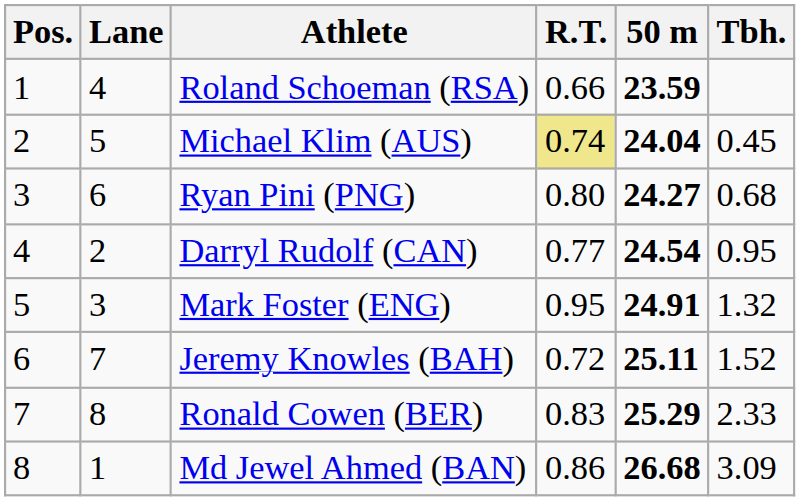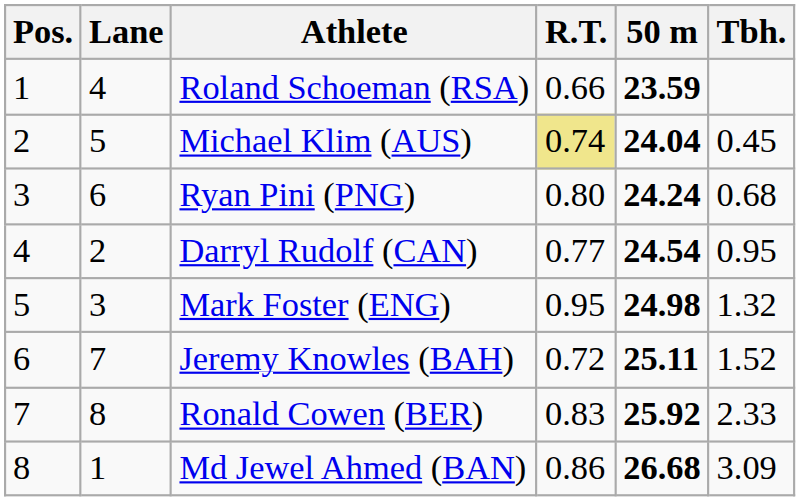(662, 195) 24.27 -> (662, 195) 24.24
(662, 304) 24.91 -> (662, 304) 24.98
(662, 413) 25.29 -> (662, 413) 25.92
